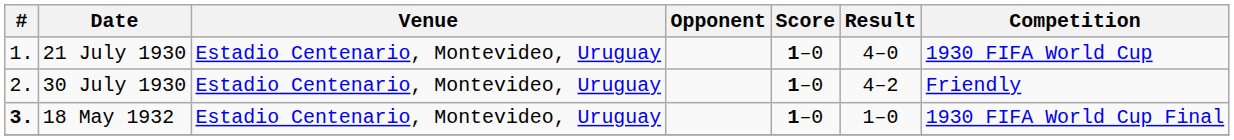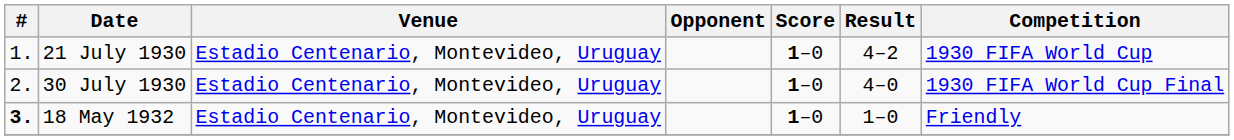(880, 53) 4–0 -> (880, 53) 4–2
(880, 86) 4–2 -> (880, 86) 4–0
(974, 86) Friendly -> (1075, 86) 1930 FIFA World Cup Final
(1075, 118) 1930 FIFA World Cup Final -> (974, 118) Friendly
